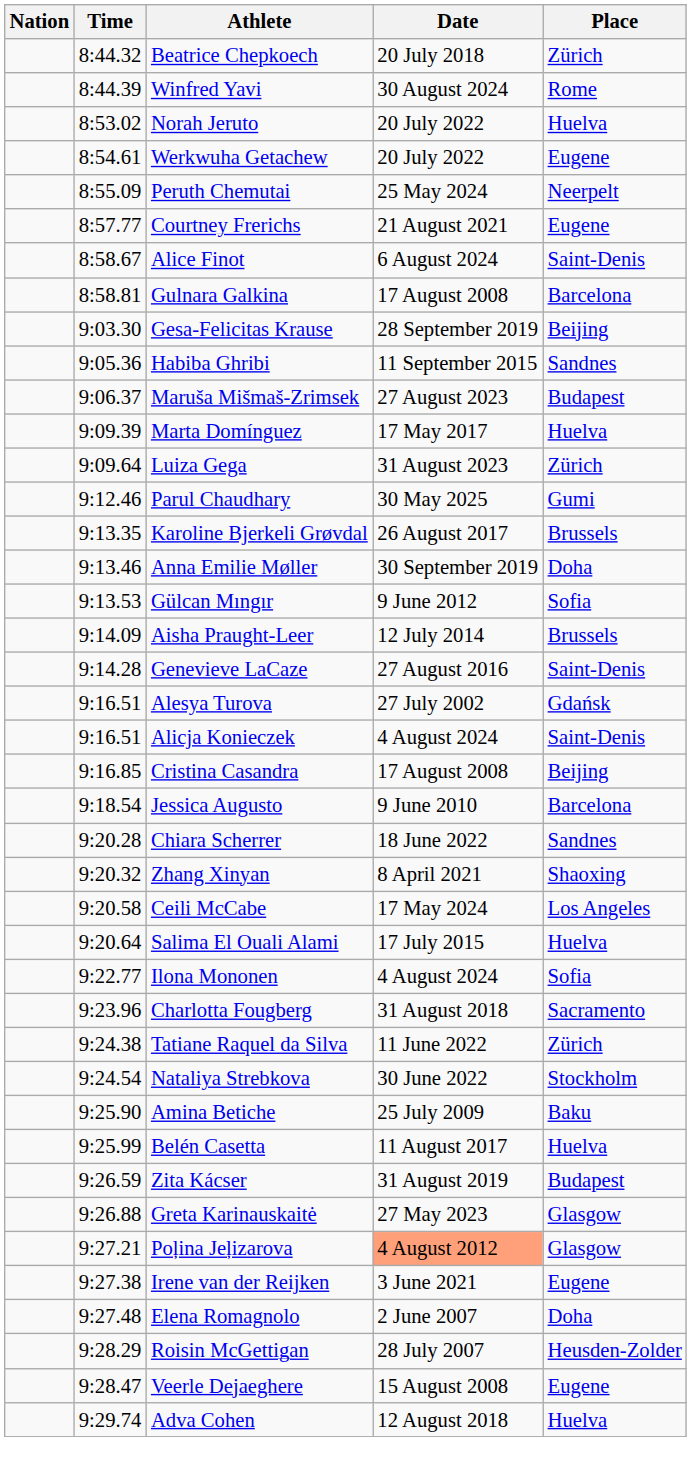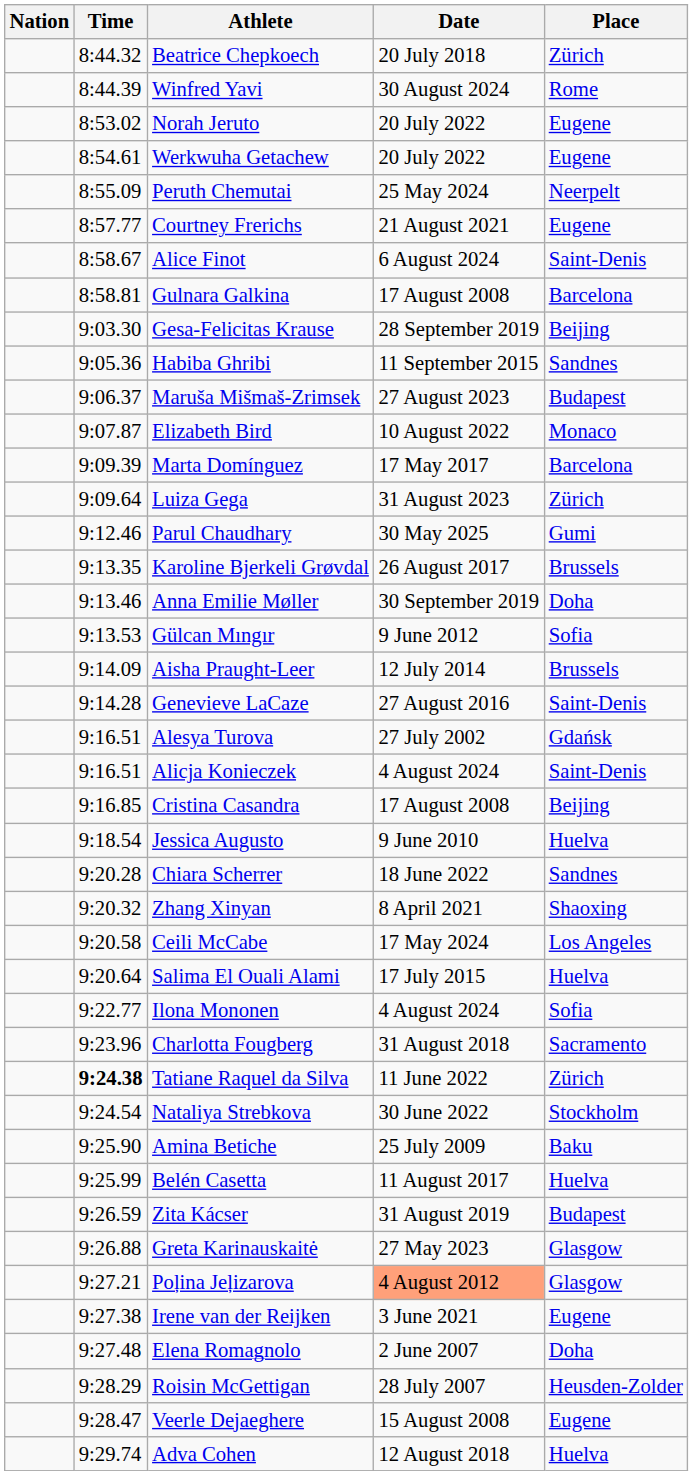(577, 123) Huelva -> (580, 123) Eugene
+ row: (212, 430)
(577, 430) Huelva -> (591, 464) Barcelona
(589, 805) Barcelona -> (579, 839) Huelva
(110, 1044) normal -> (111, 1078) bold
